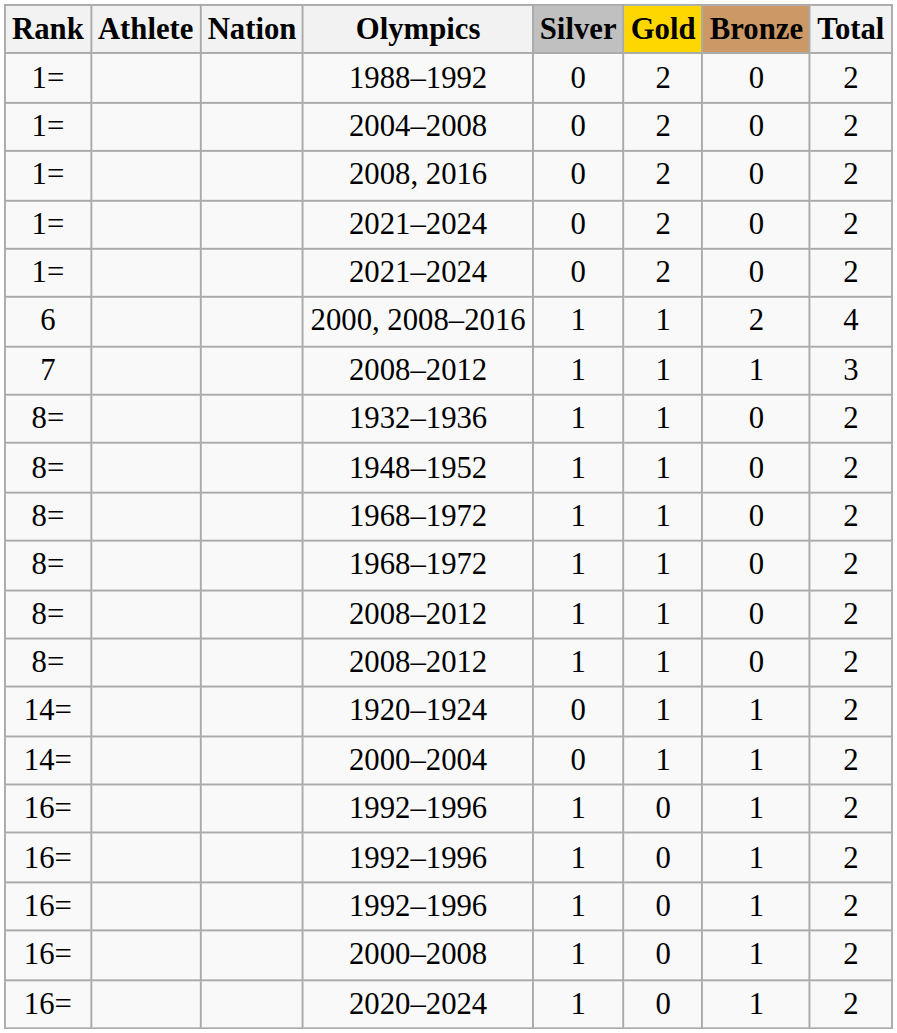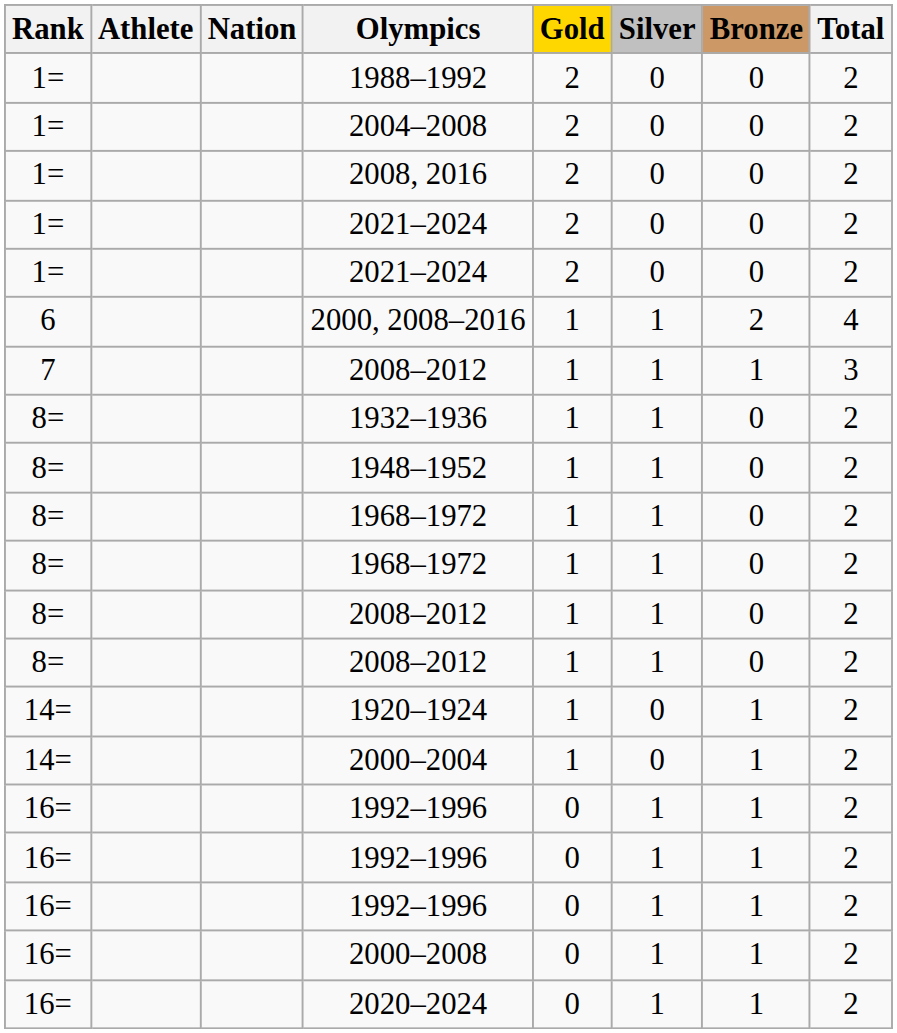columns swapped: (663, 28) <-> (578, 28)
